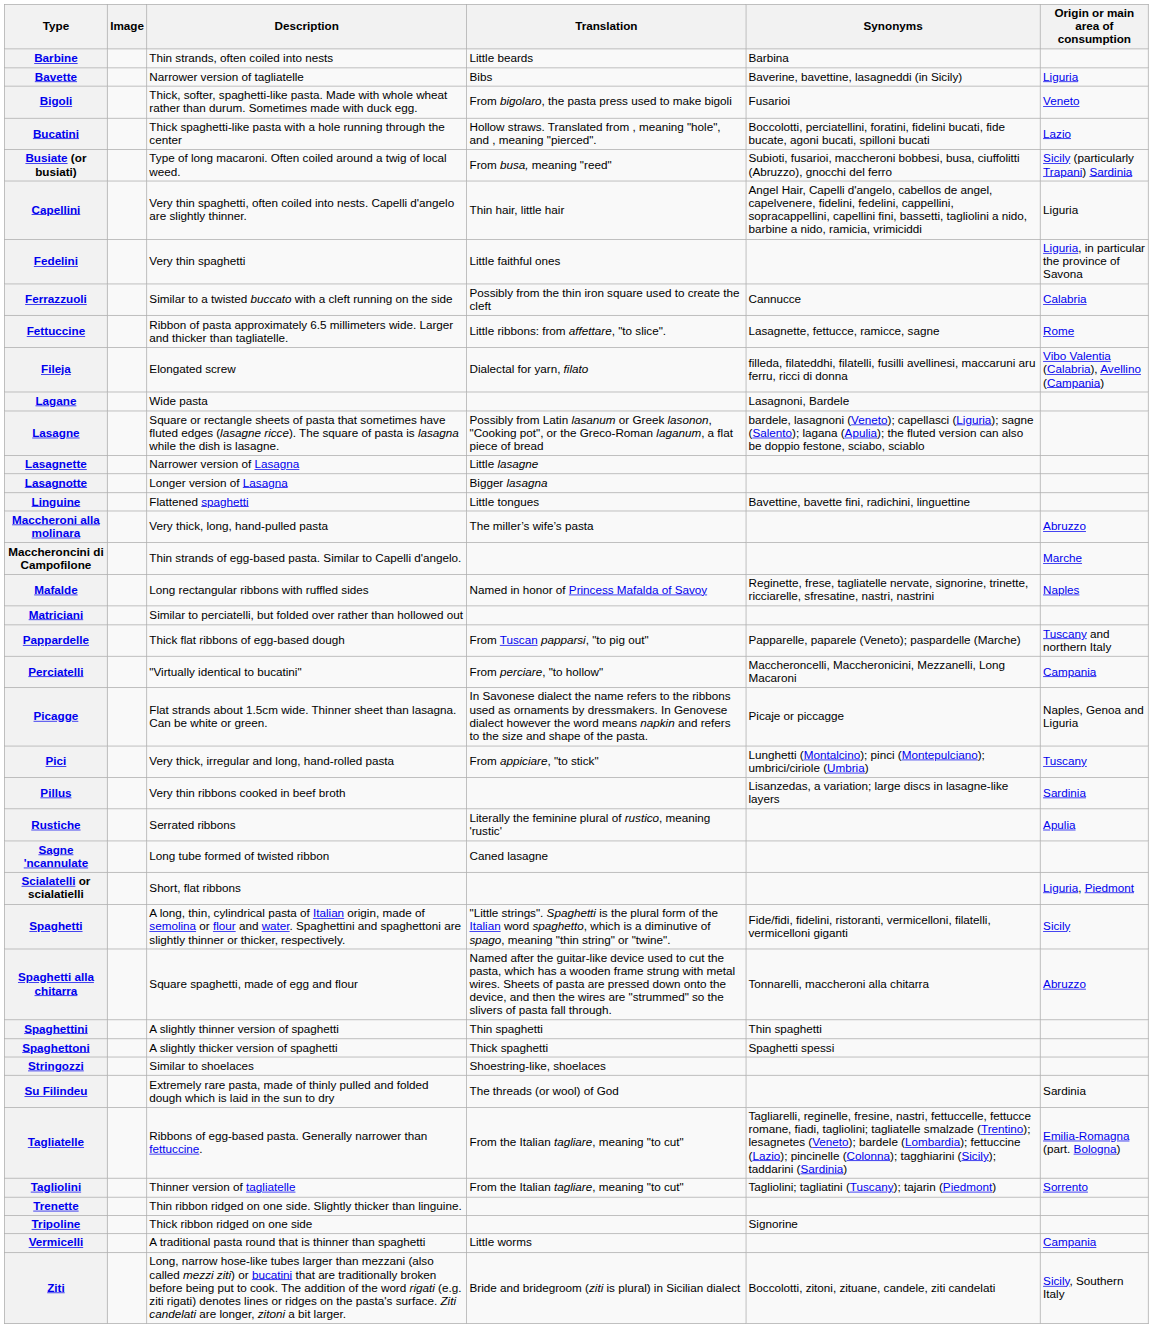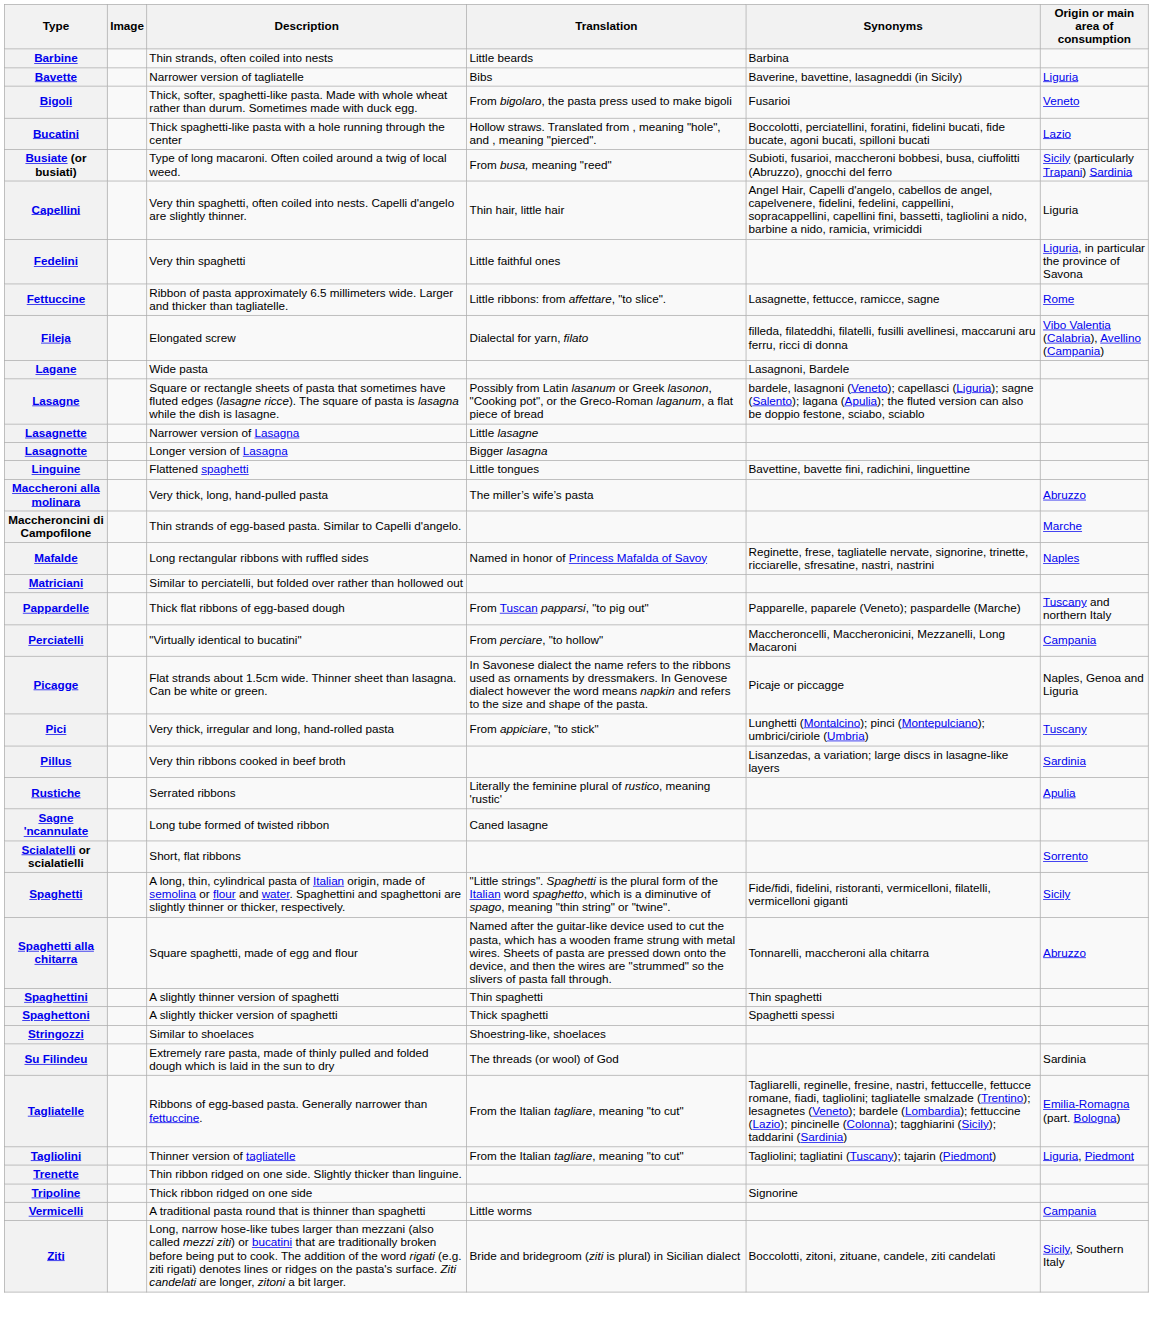- row: (56, 299)
(1089, 888) Liguria, Piedmont -> (1065, 856) Sorrento
(1065, 1187) Sorrento -> (1089, 1156) Liguria, Piedmont
